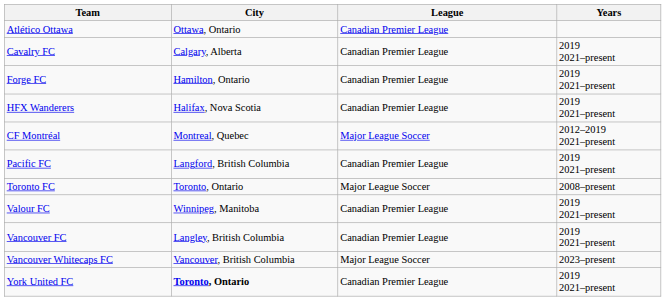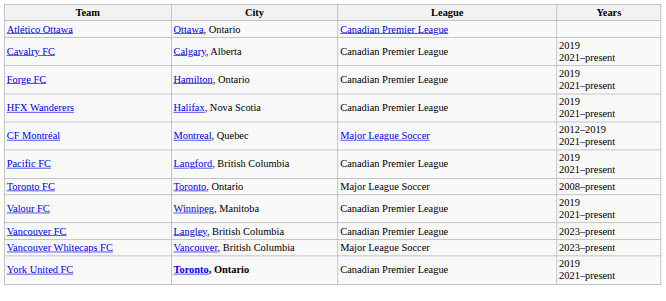(587, 237) 2019 2021–present -> (587, 231) 2023–present
